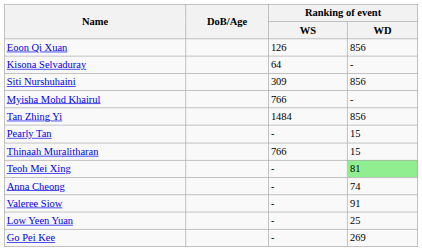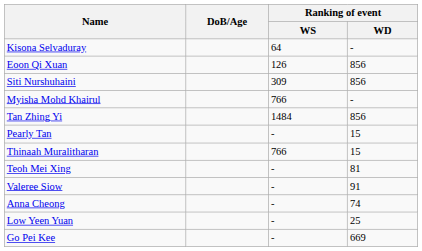rows swapped: (47, 65) <-> (37, 47)
(355, 168) lightgreen background -> (355, 168) no background
rows swapped: (36, 186) <-> (35, 203)
(358, 238) 269 -> (358, 238) 669
